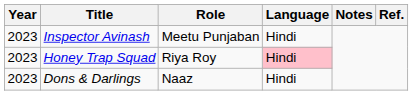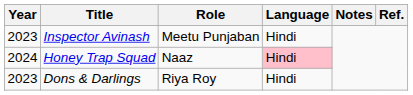(22, 57) 2023 -> (22, 57) 2024
(189, 57) Riya Roy -> (177, 57) Naaz
(177, 79) Naaz -> (189, 79) Riya Roy
